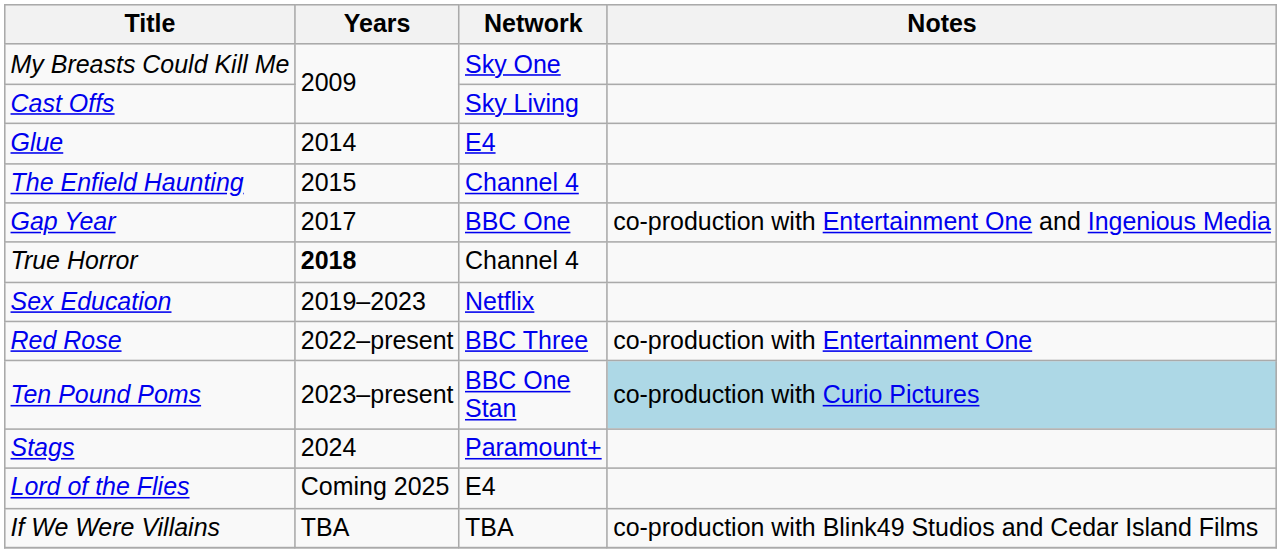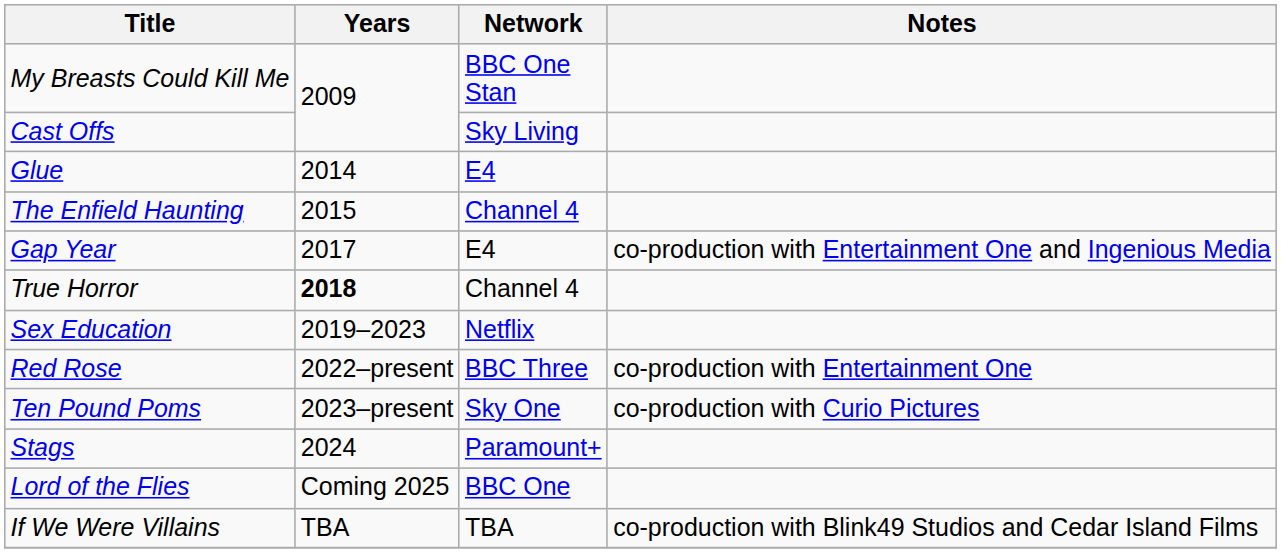(513, 63) Sky One -> (518, 77) BBC One Stan
(518, 222) BBC One -> (480, 250) E4
(518, 394) BBC One Stan -> (513, 408) Sky One
(796, 394) lightblue background -> (796, 408) no background
(480, 487) E4 -> (518, 487) BBC One
